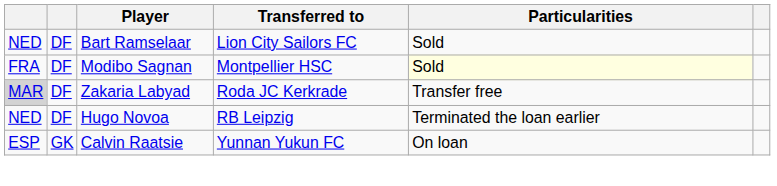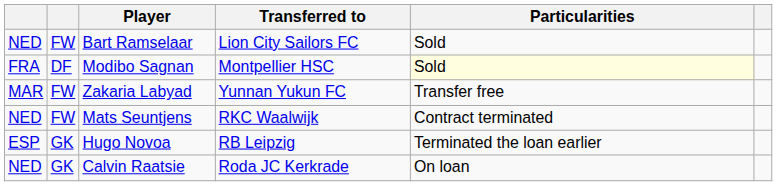(61, 42) DF -> (63, 42) FW
(26, 92) lightgrey background -> (26, 92) no background
(61, 92) DF -> (63, 92) FW
(282, 92) Roda JC Kerkrade -> (282, 92) Yunnan Yukun FC
+ row: (137, 117)
(25, 117) NED -> (24, 142) ESP
(61, 117) DF -> (62, 142) GK
(24, 142) ESP -> (25, 167) NED
(281, 142) Yunnan Yukun FC -> (284, 167) Roda JC Kerkrade
